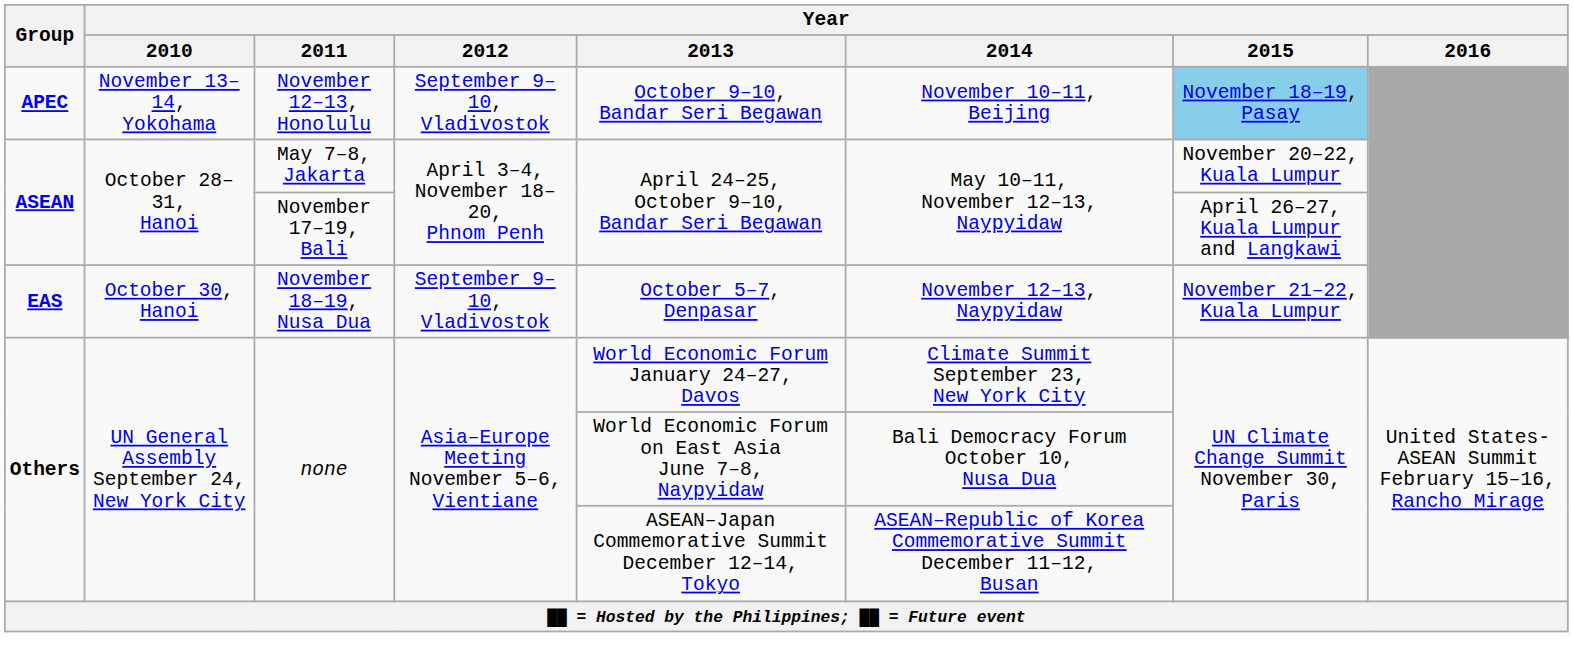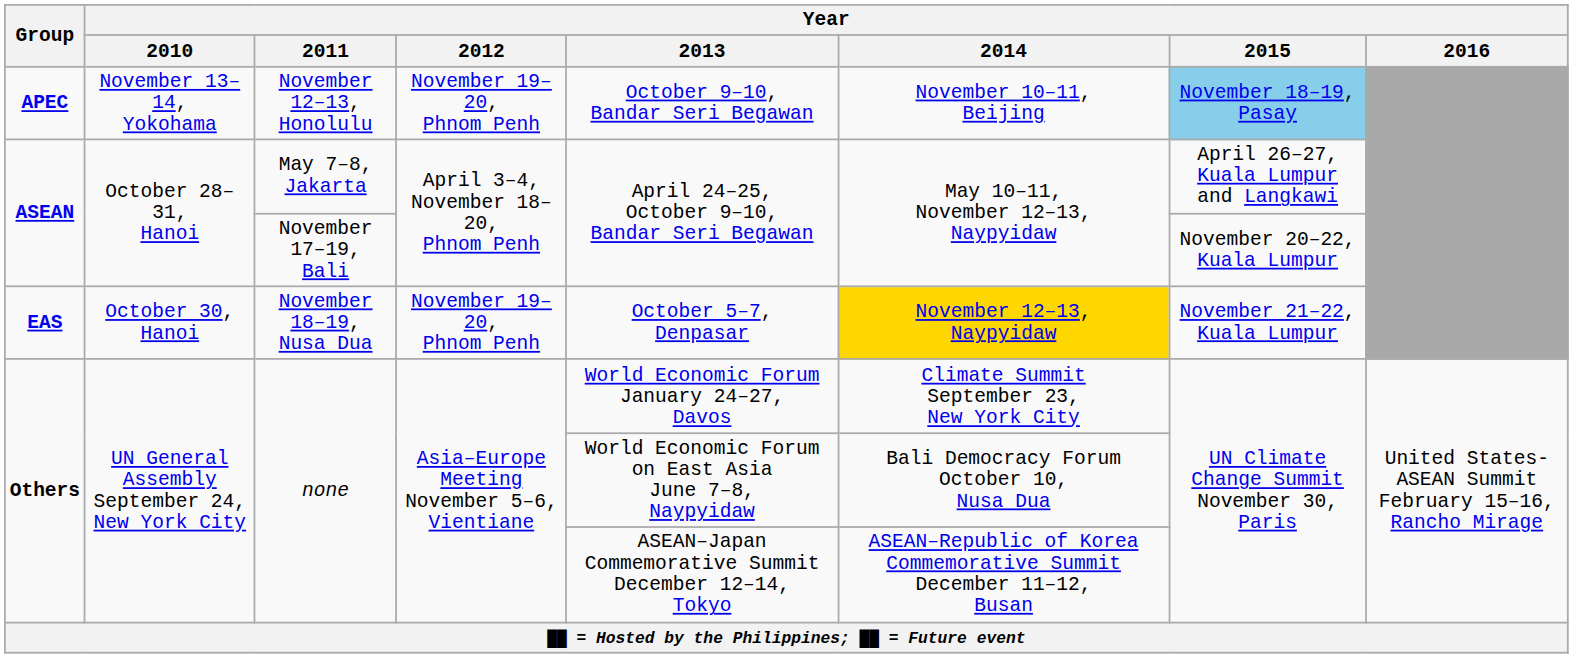(485, 103) September 9–10, Vladivostok -> (481, 103) November 19–20, Phnom Penh
(1271, 166) November 20–22, Kuala Lumpur -> (1268, 176) April 26–27, Kuala Lumpur and Langkawi
(1271, 229) April 26–27, Kuala Lumpur and Langkawi -> (1268, 250) November 20–22, Kuala Lumpur
(485, 302) September 9–10, Vladivostok -> (481, 323) November 19–20, Phnom Penh
(1009, 302) no background -> (1004, 323) gold background
